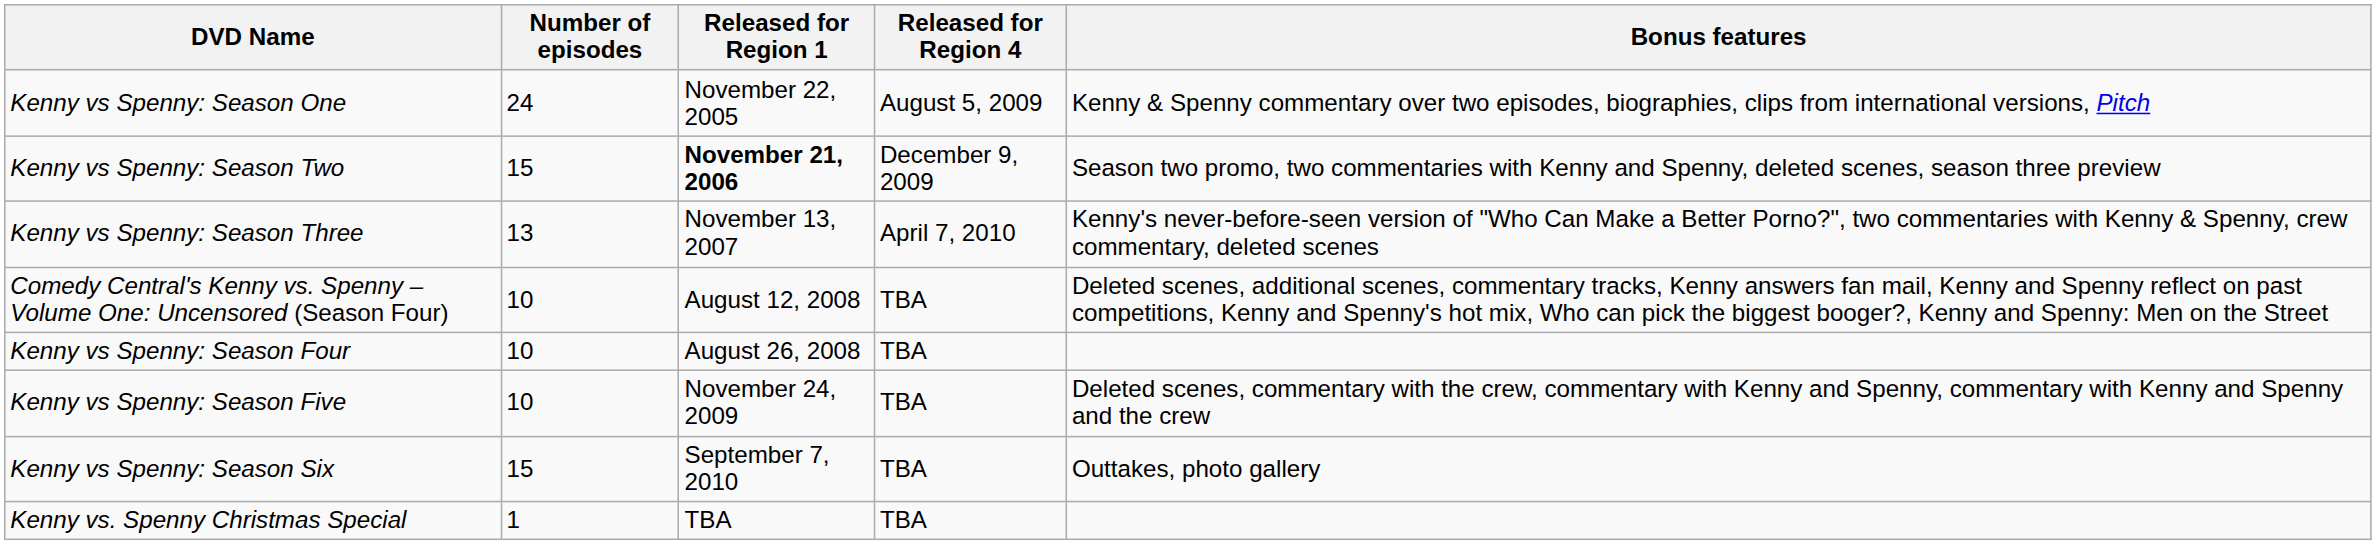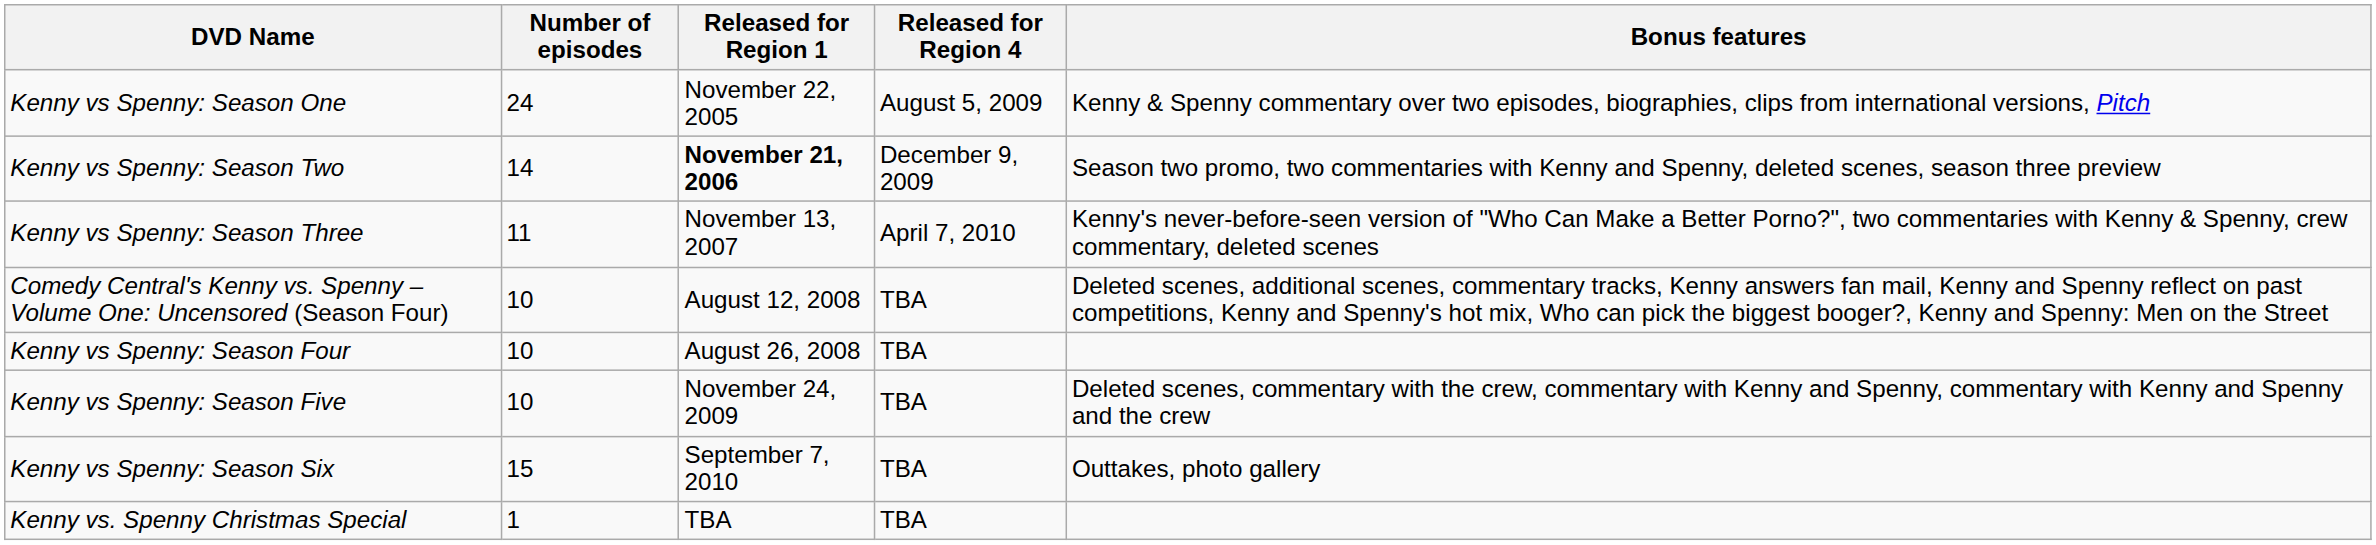(520, 168) 15 -> (520, 168) 14
(520, 233) 13 -> (519, 233) 11
